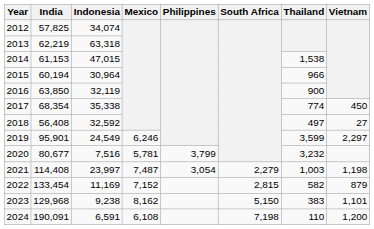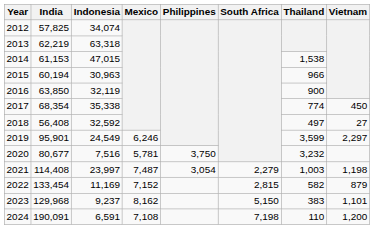(105, 75) 30,964 -> (105, 75) 30,963
(203, 153) 3,799 -> (203, 153) 3,750
(108, 201) 9,238 -> (108, 201) 9,237
(146, 216) 6,108 -> (146, 216) 7,108
